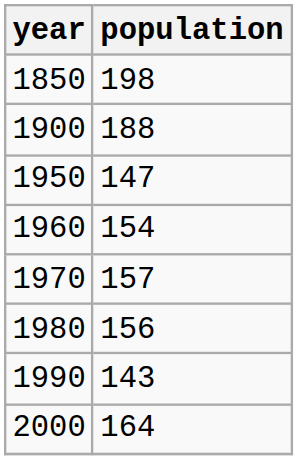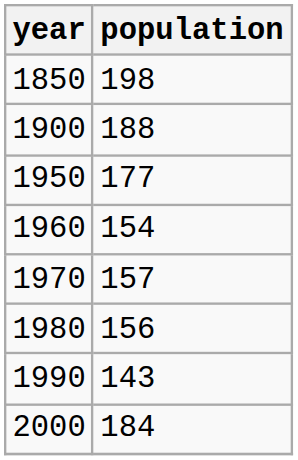(128, 179) 147 -> (128, 179) 177
(128, 428) 164 -> (128, 428) 184
